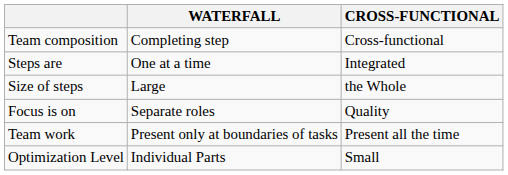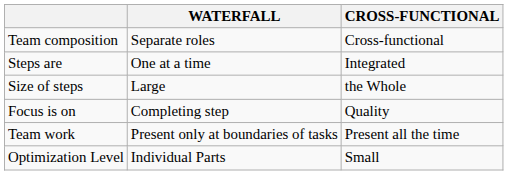(180, 39) Completing step -> (173, 39) Separate roles
(173, 110) Separate roles -> (180, 110) Completing step
